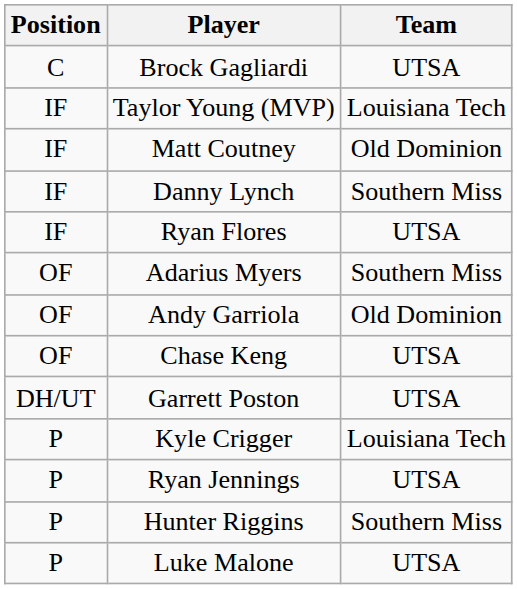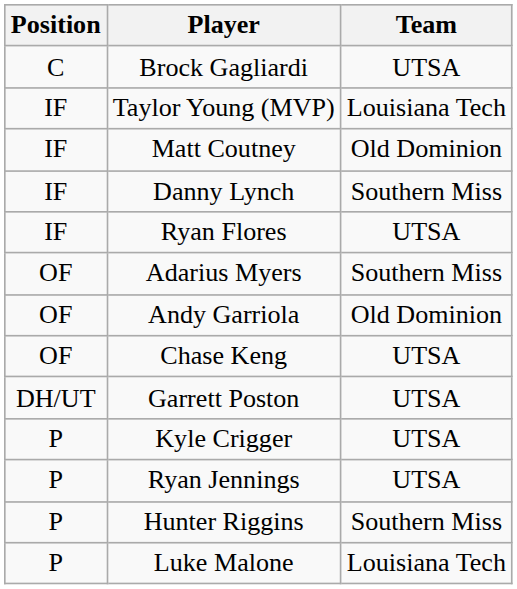(426, 438) Louisiana Tech -> (426, 438) UTSA
(426, 562) UTSA -> (426, 562) Louisiana Tech
